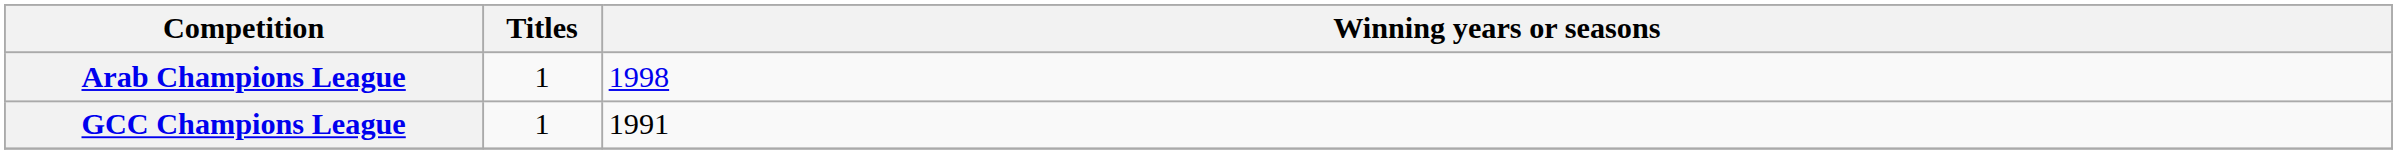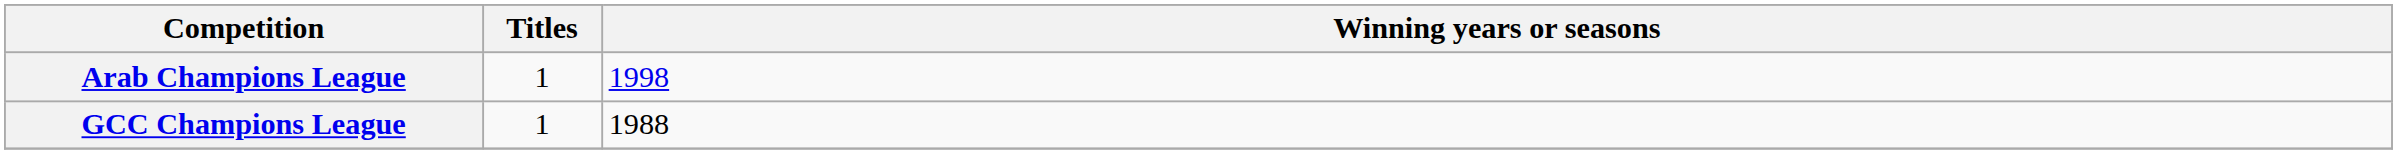(639, 124) 1991 -> (639, 124) 1988
